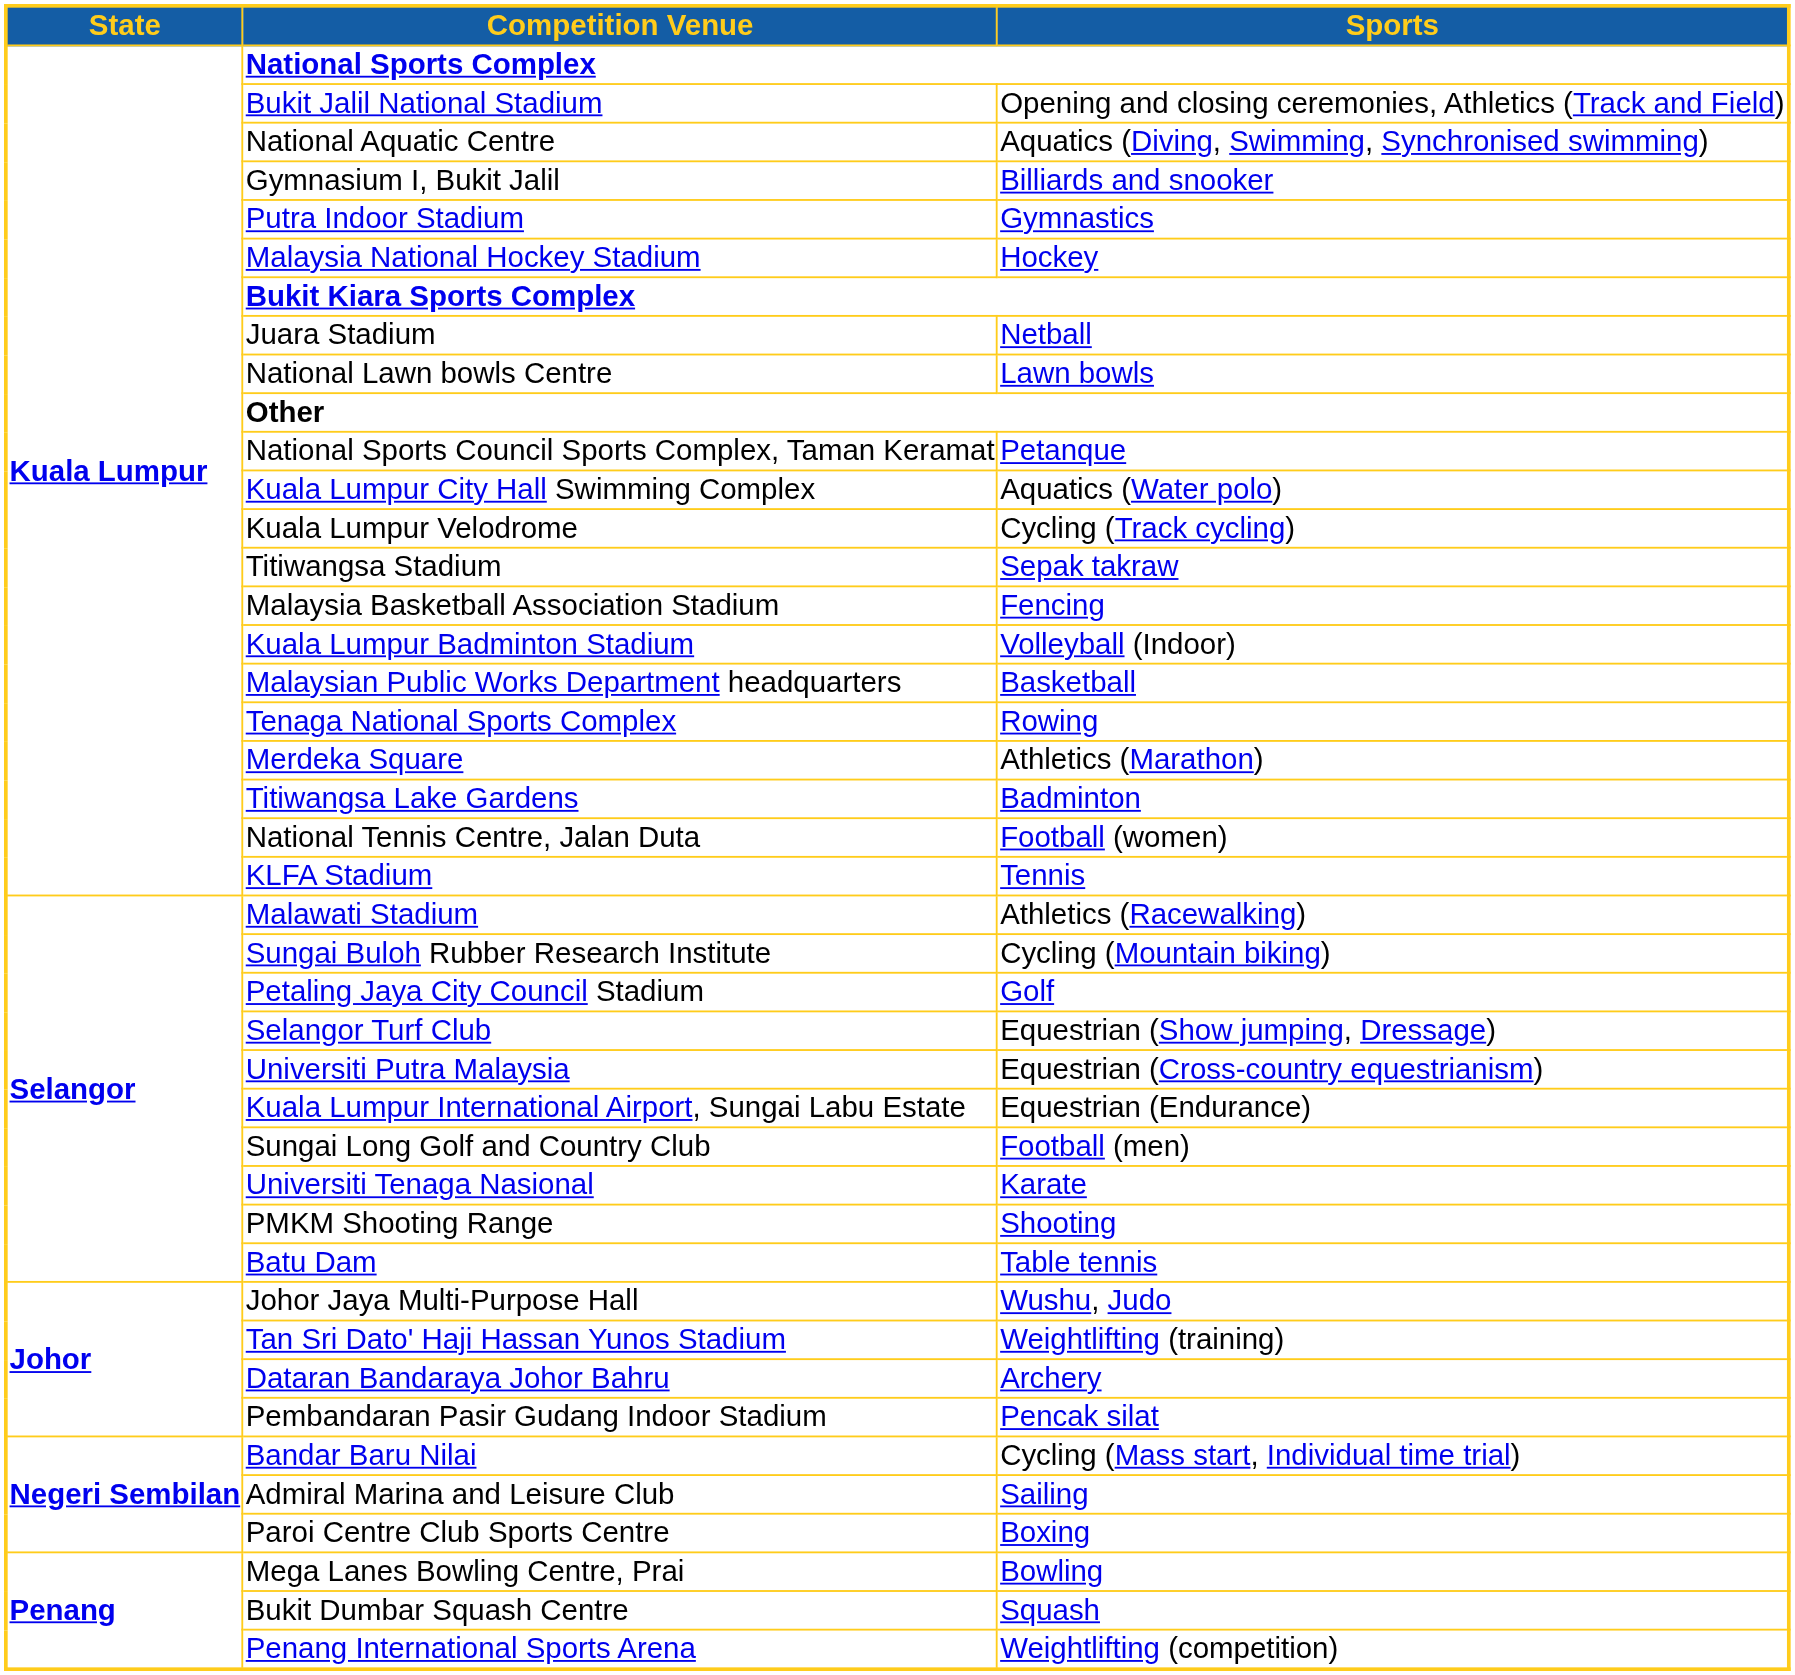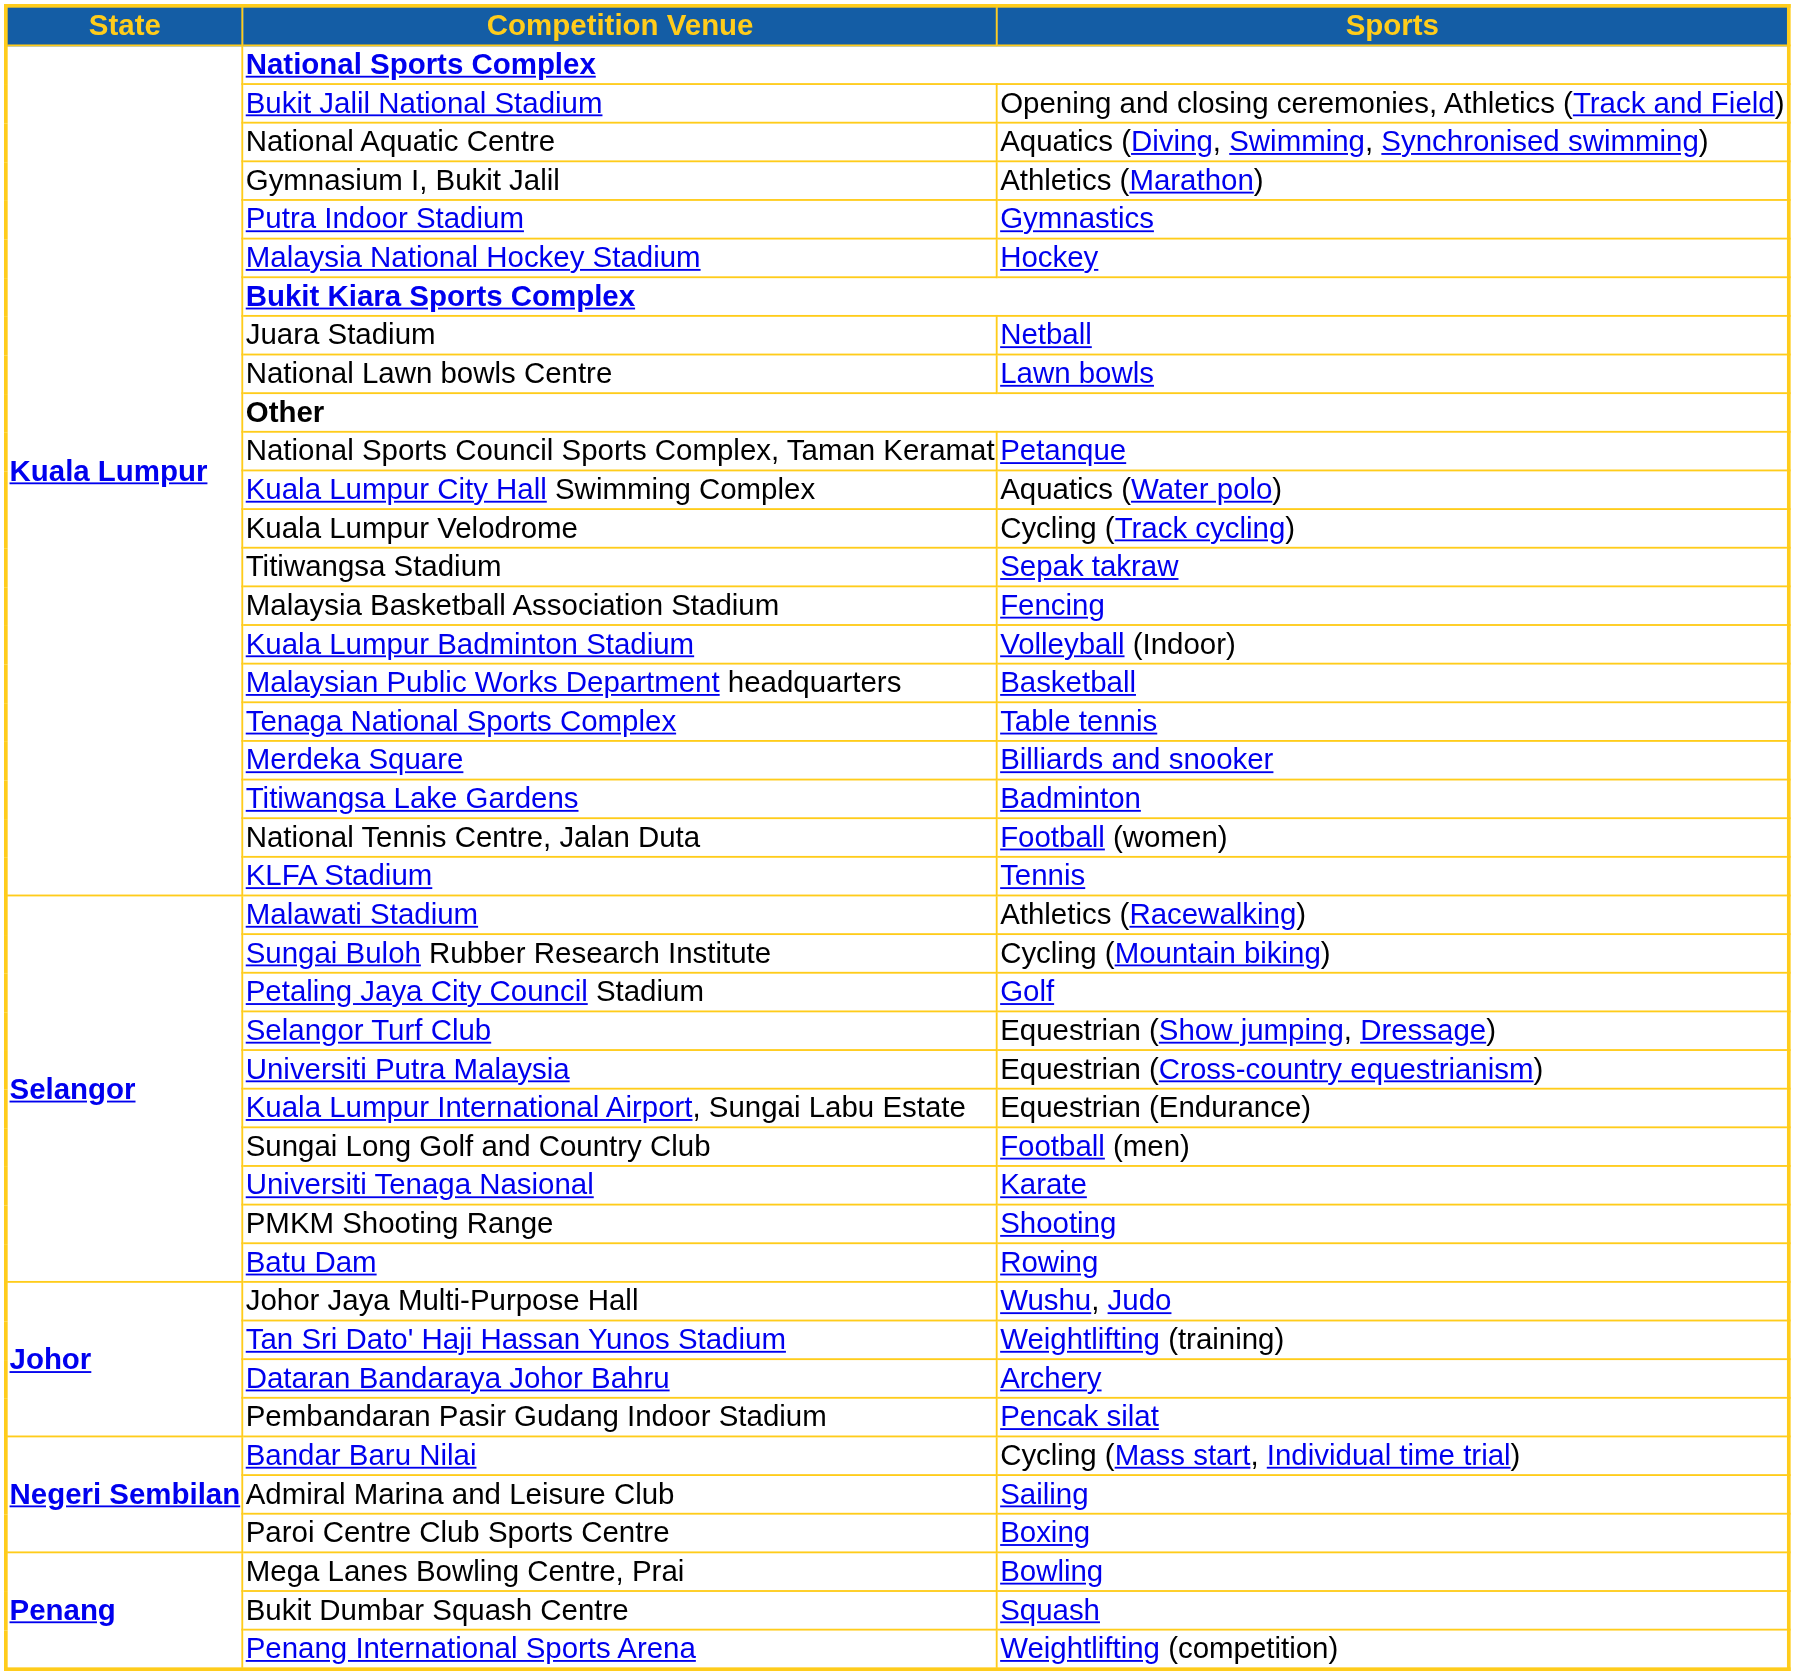(1137, 180) Billiards and snooker -> (1132, 180) Athletics (Marathon)
(1049, 721) Rowing -> (1079, 721) Table tennis
(1132, 759) Athletics (Marathon) -> (1137, 759) Billiards and snooker
(1079, 1262) Table tennis -> (1049, 1262) Rowing
